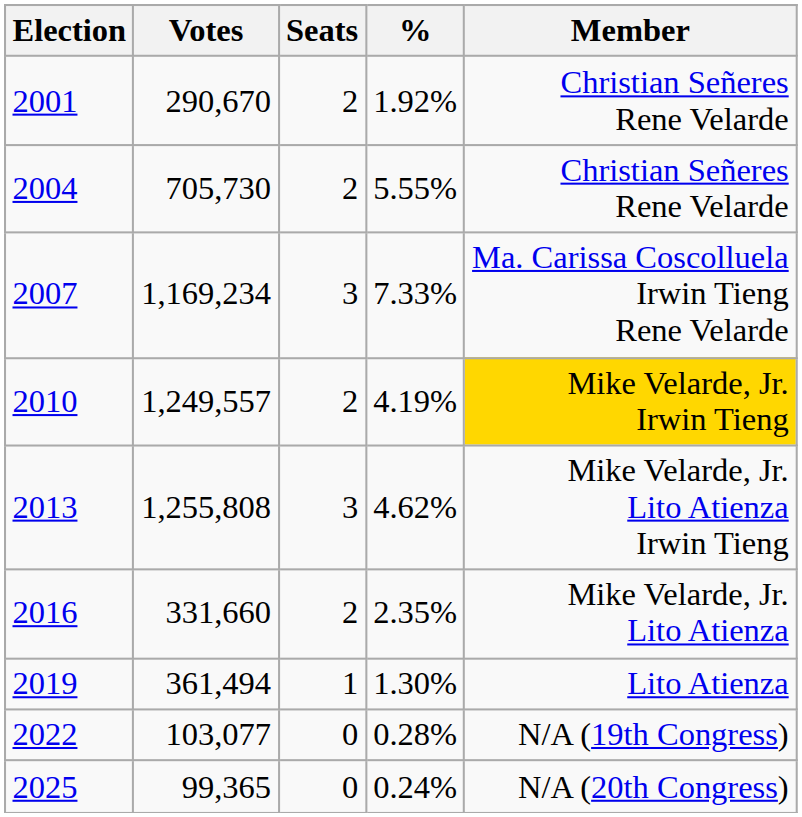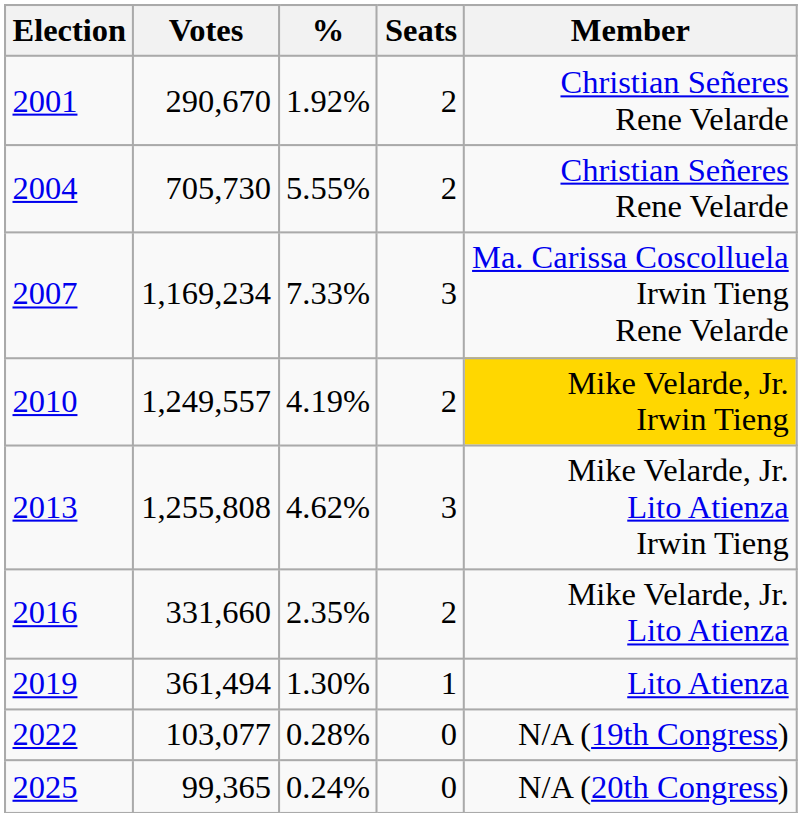columns swapped: (415, 30) <-> (322, 30)
